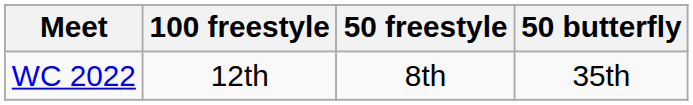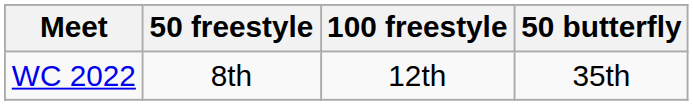columns swapped: (426, 28) <-> (240, 28)
